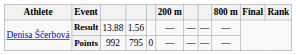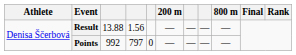(136, 43) 795 -> (136, 43) 797
